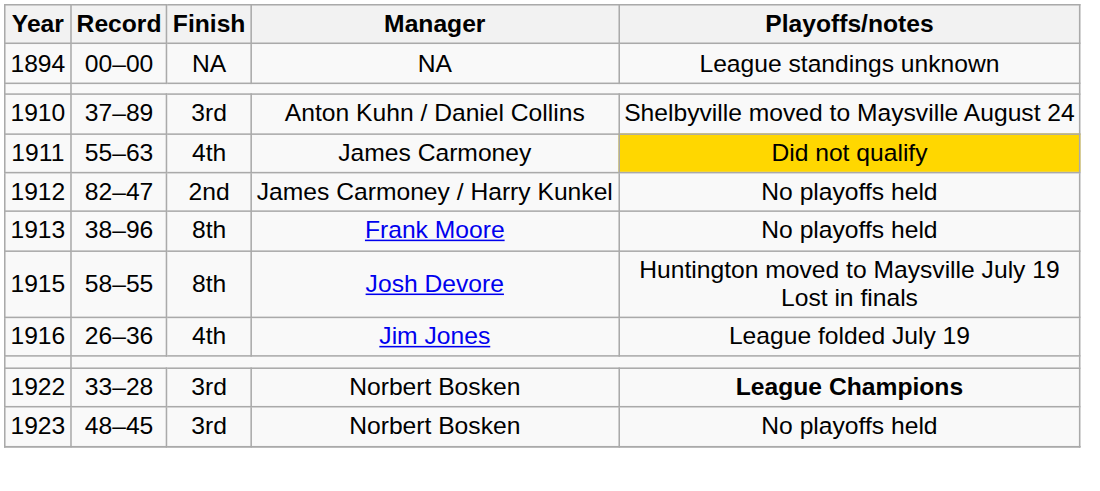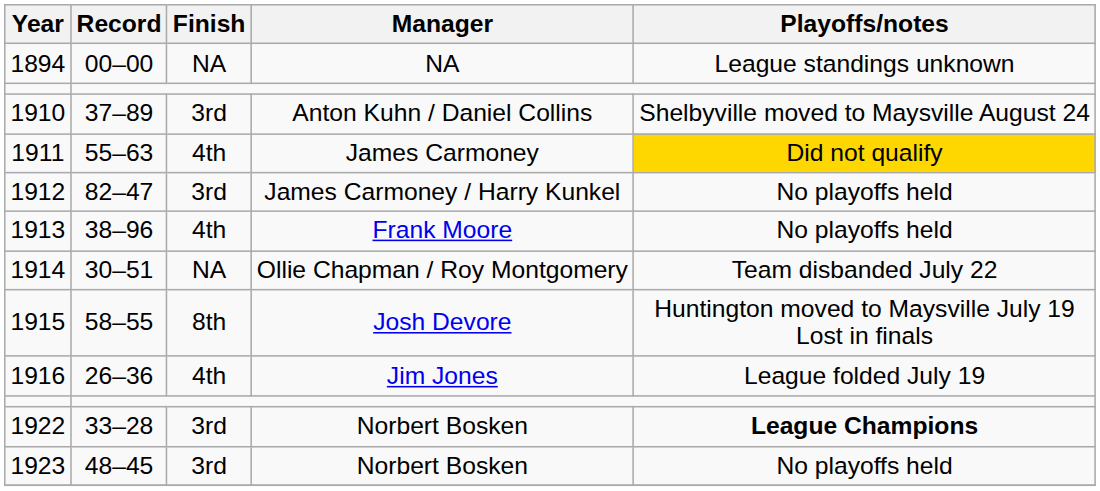(209, 191) 2nd -> (209, 191) 3rd
(209, 230) 8th -> (209, 230) 4th
+ row: (38, 269)
